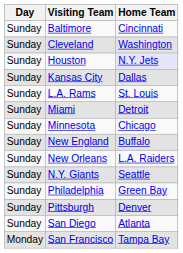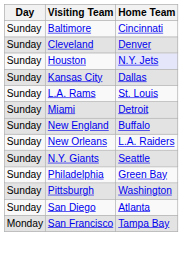(145, 45) Washington -> (135, 45) Denver
- row: (71, 126)
(135, 207) Denver -> (145, 191) Washington
